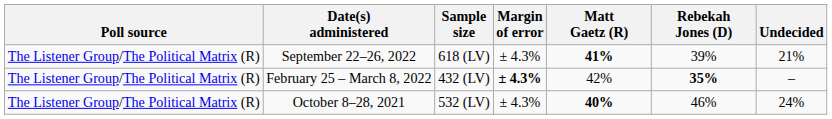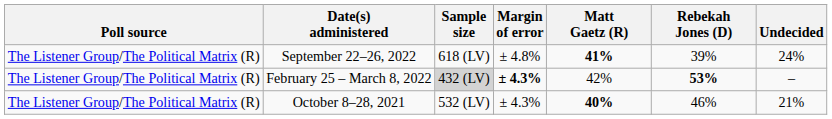(520, 56) ± 4.3% -> (520, 56) ± 4.8%
(791, 56) 21% -> (791, 56) 24%
(464, 79) no background -> (464, 79) lightgrey background
(704, 79) 35% -> (704, 79) 53%
(791, 103) 24% -> (791, 103) 21%
